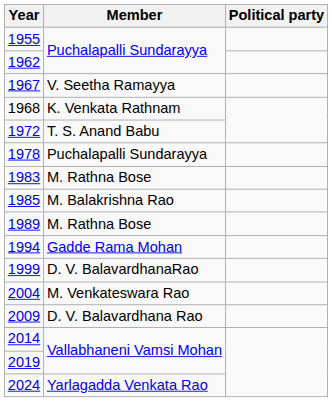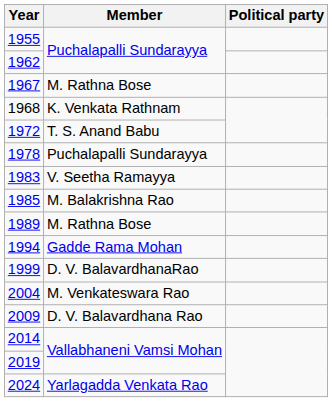(111, 85) V. Seetha Ramayya -> (99, 85) M. Rathna Bose
(99, 177) M. Rathna Bose -> (111, 177) V. Seetha Ramayya
